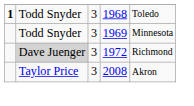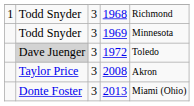(10, 14) bold -> (10, 14) normal
(146, 14) Toledo -> (152, 14) Richmond
(152, 52) Richmond -> (146, 52) Toledo
+ row: (115, 91)
